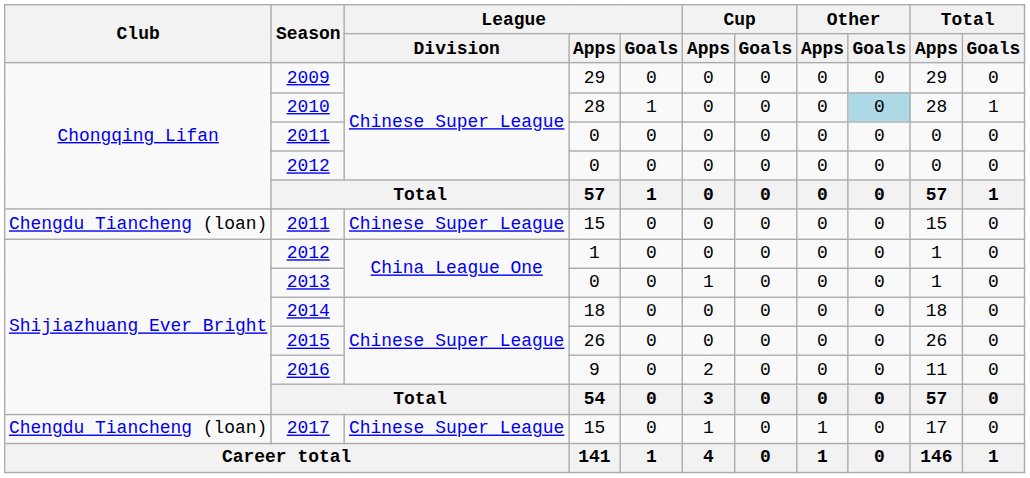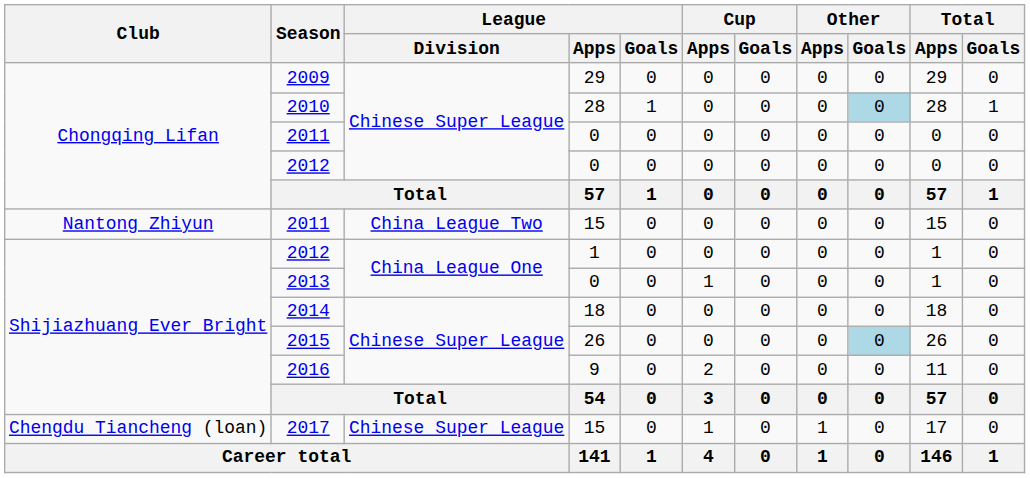(138, 224) Chengdu Tiancheng (loan) -> (138, 224) Nantong Zhiyun
(457, 224) Chinese Super League -> (457, 224) China League Two
(879, 341) no background -> (879, 341) lightblue background
